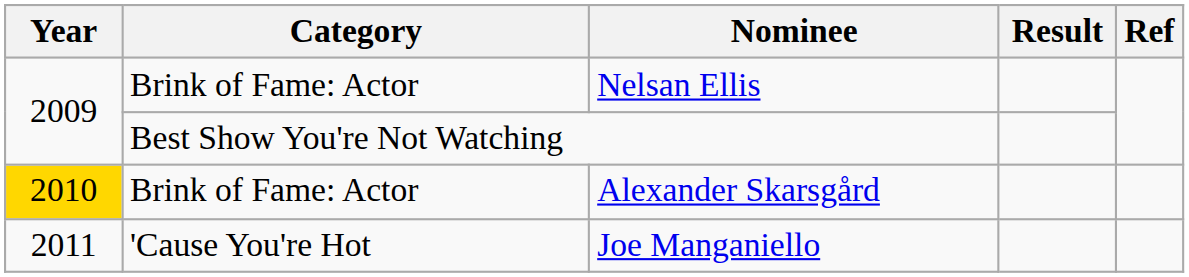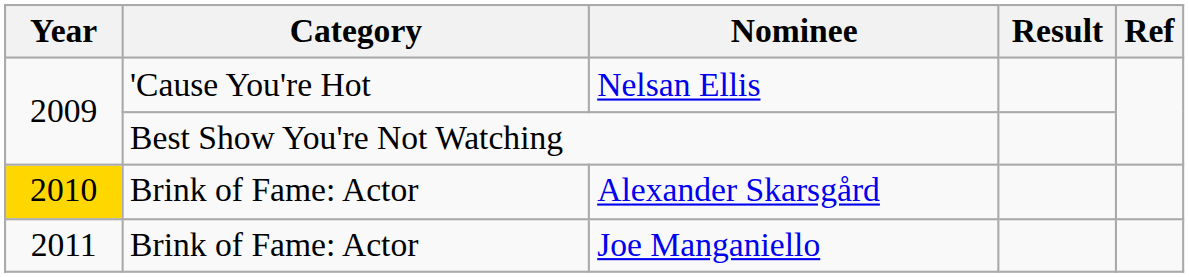(274, 84) Brink of Fame: Actor -> (250, 84) 'Cause You're Hot
(250, 244) 'Cause You're Hot -> (274, 244) Brink of Fame: Actor
